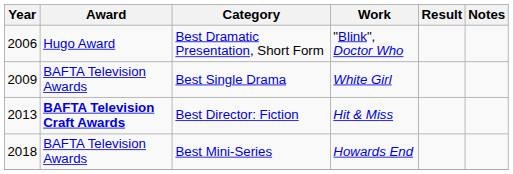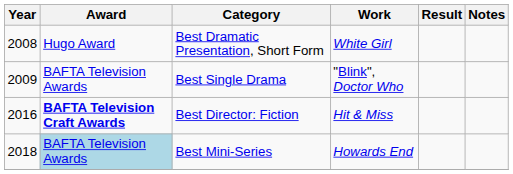(22, 43) 2006 -> (22, 43) 2008
(368, 43) "Blink", Doctor Who -> (363, 43) White Girl
(363, 79) White Girl -> (368, 79) "Blink", Doctor Who
(22, 115) 2013 -> (22, 115) 2016
(95, 151) no background -> (95, 151) lightblue background
